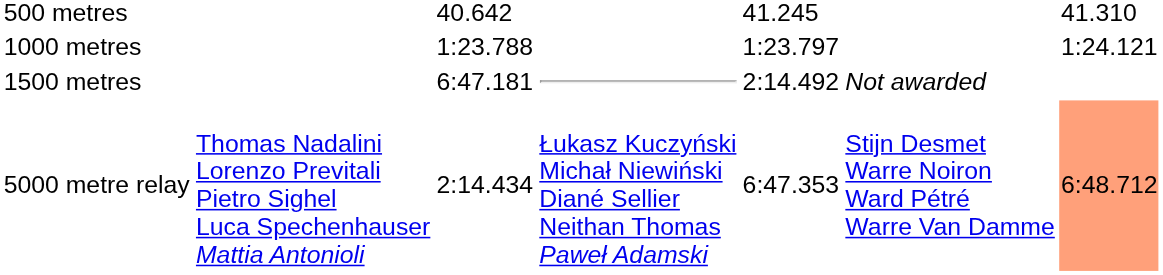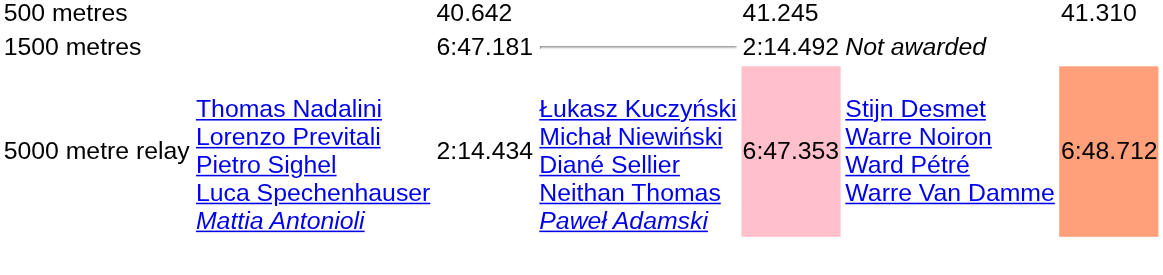- row: (73, 47)
(791, 185) no background -> (791, 151) pink background
